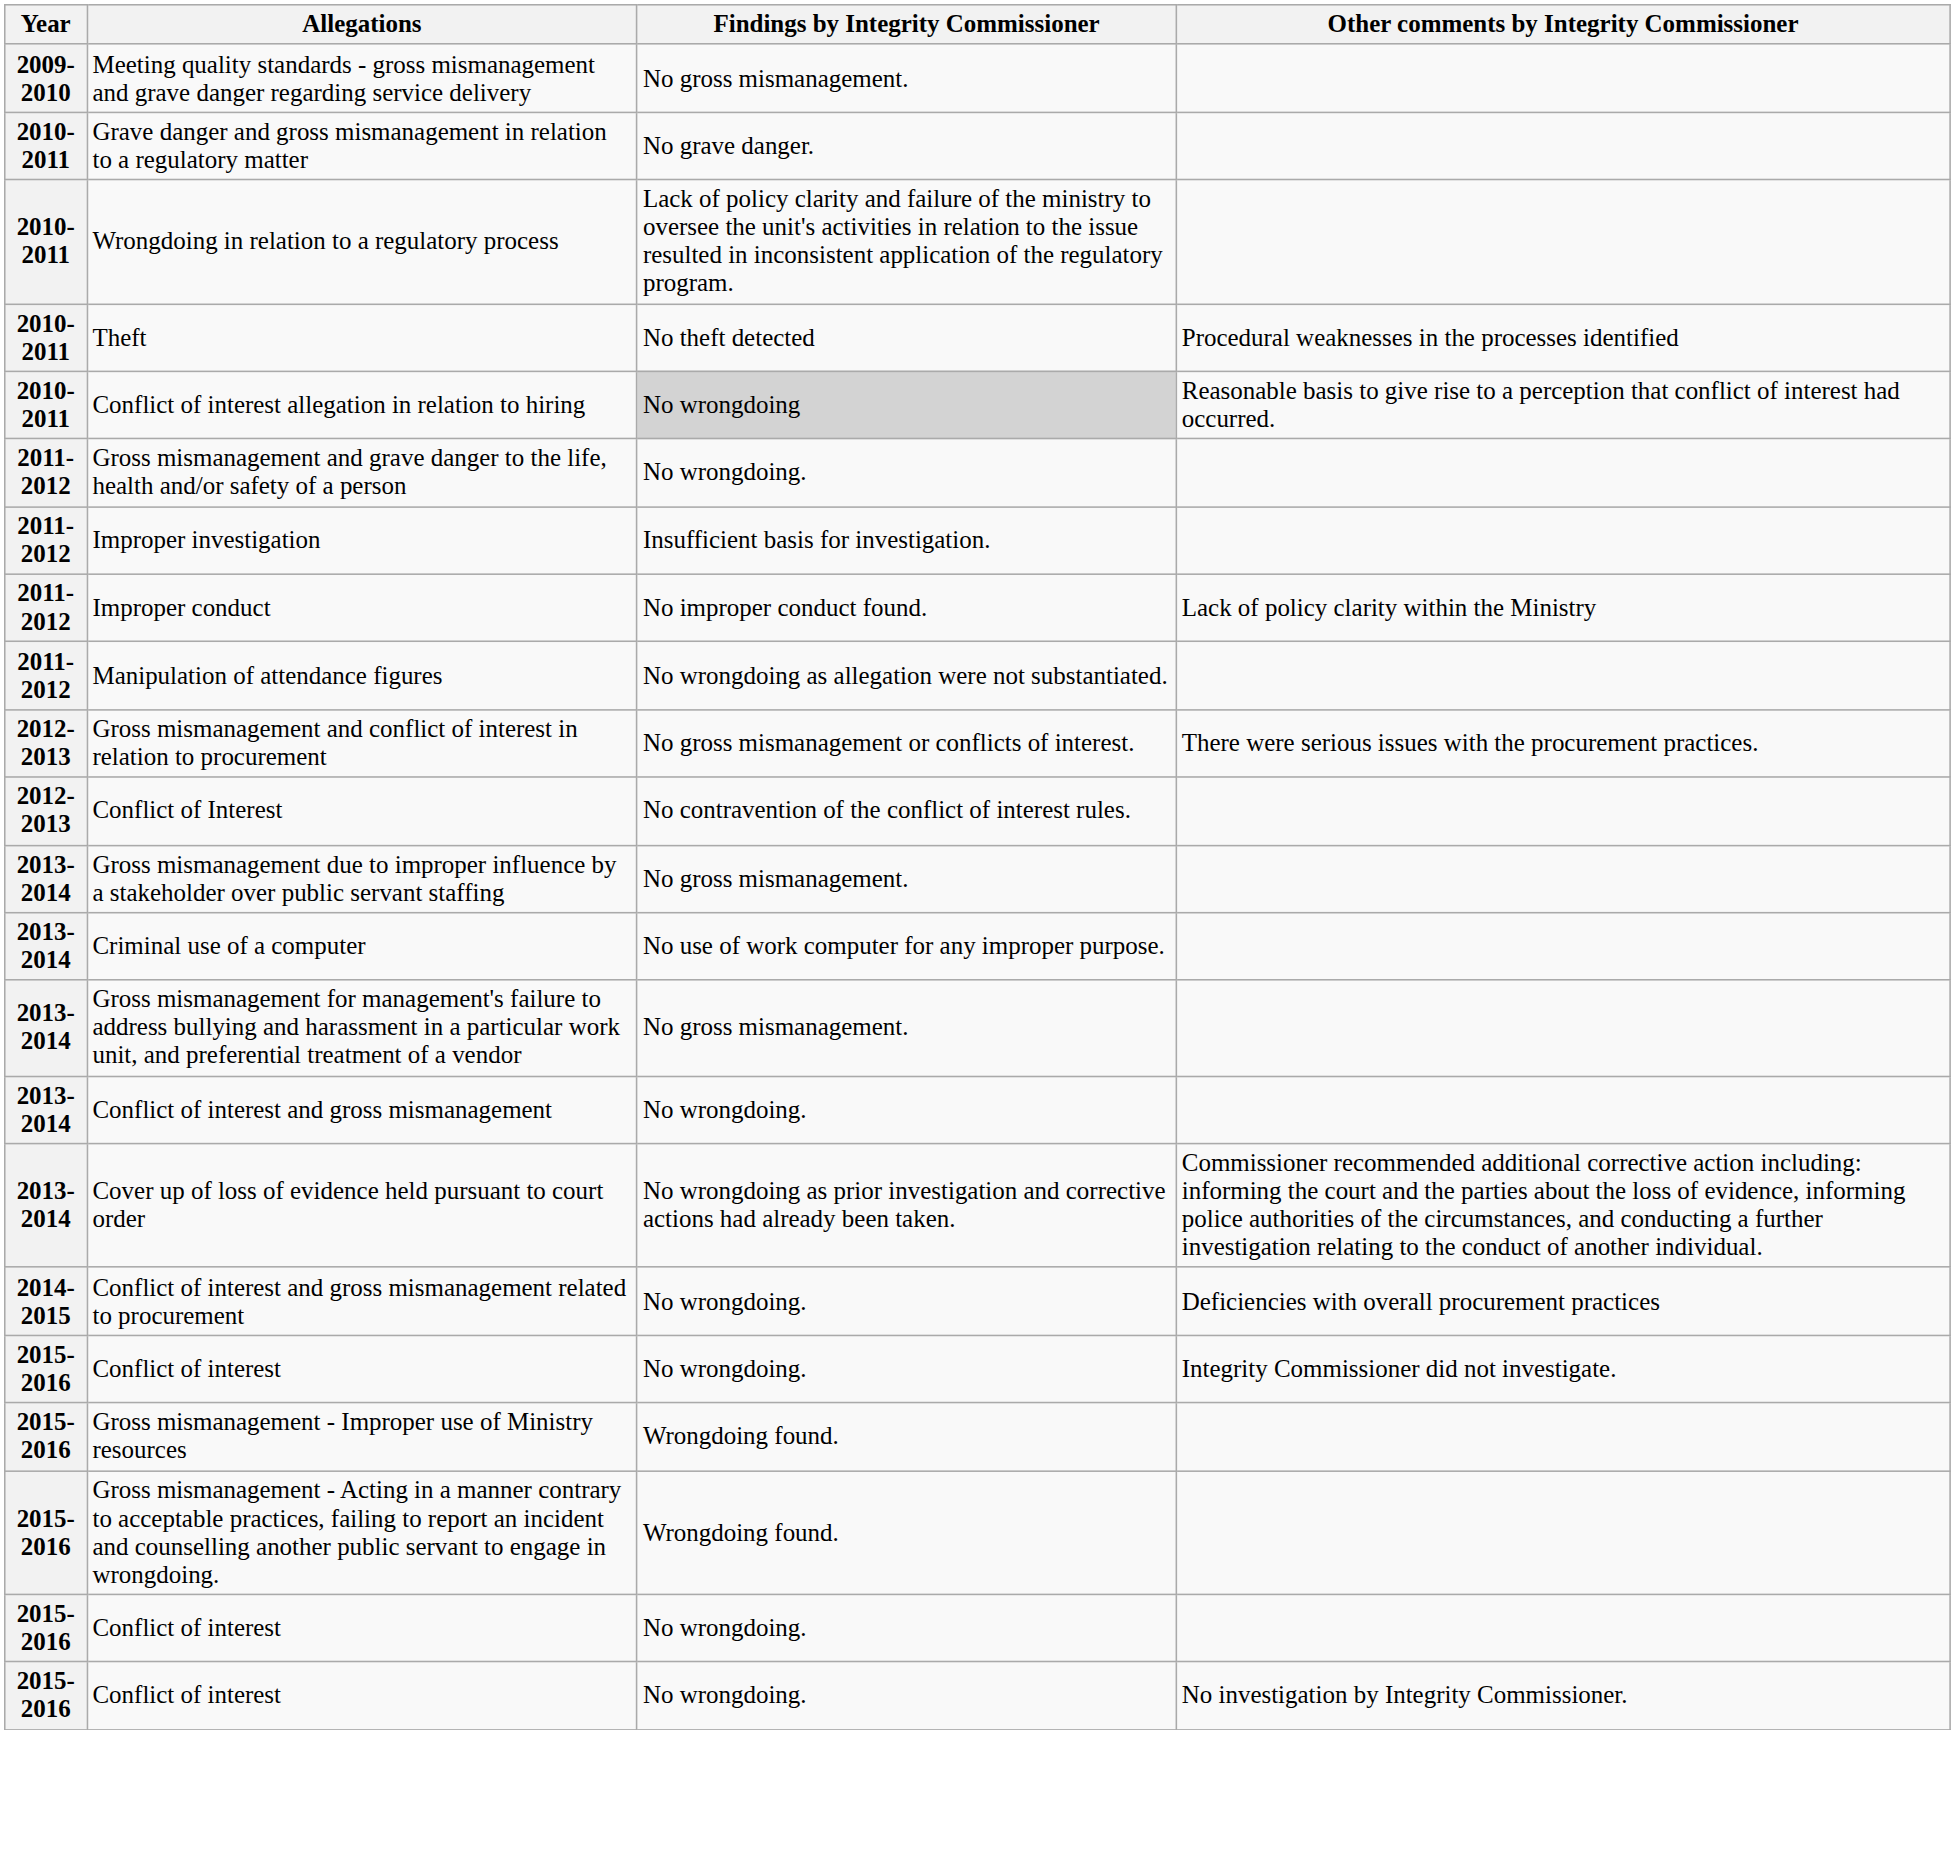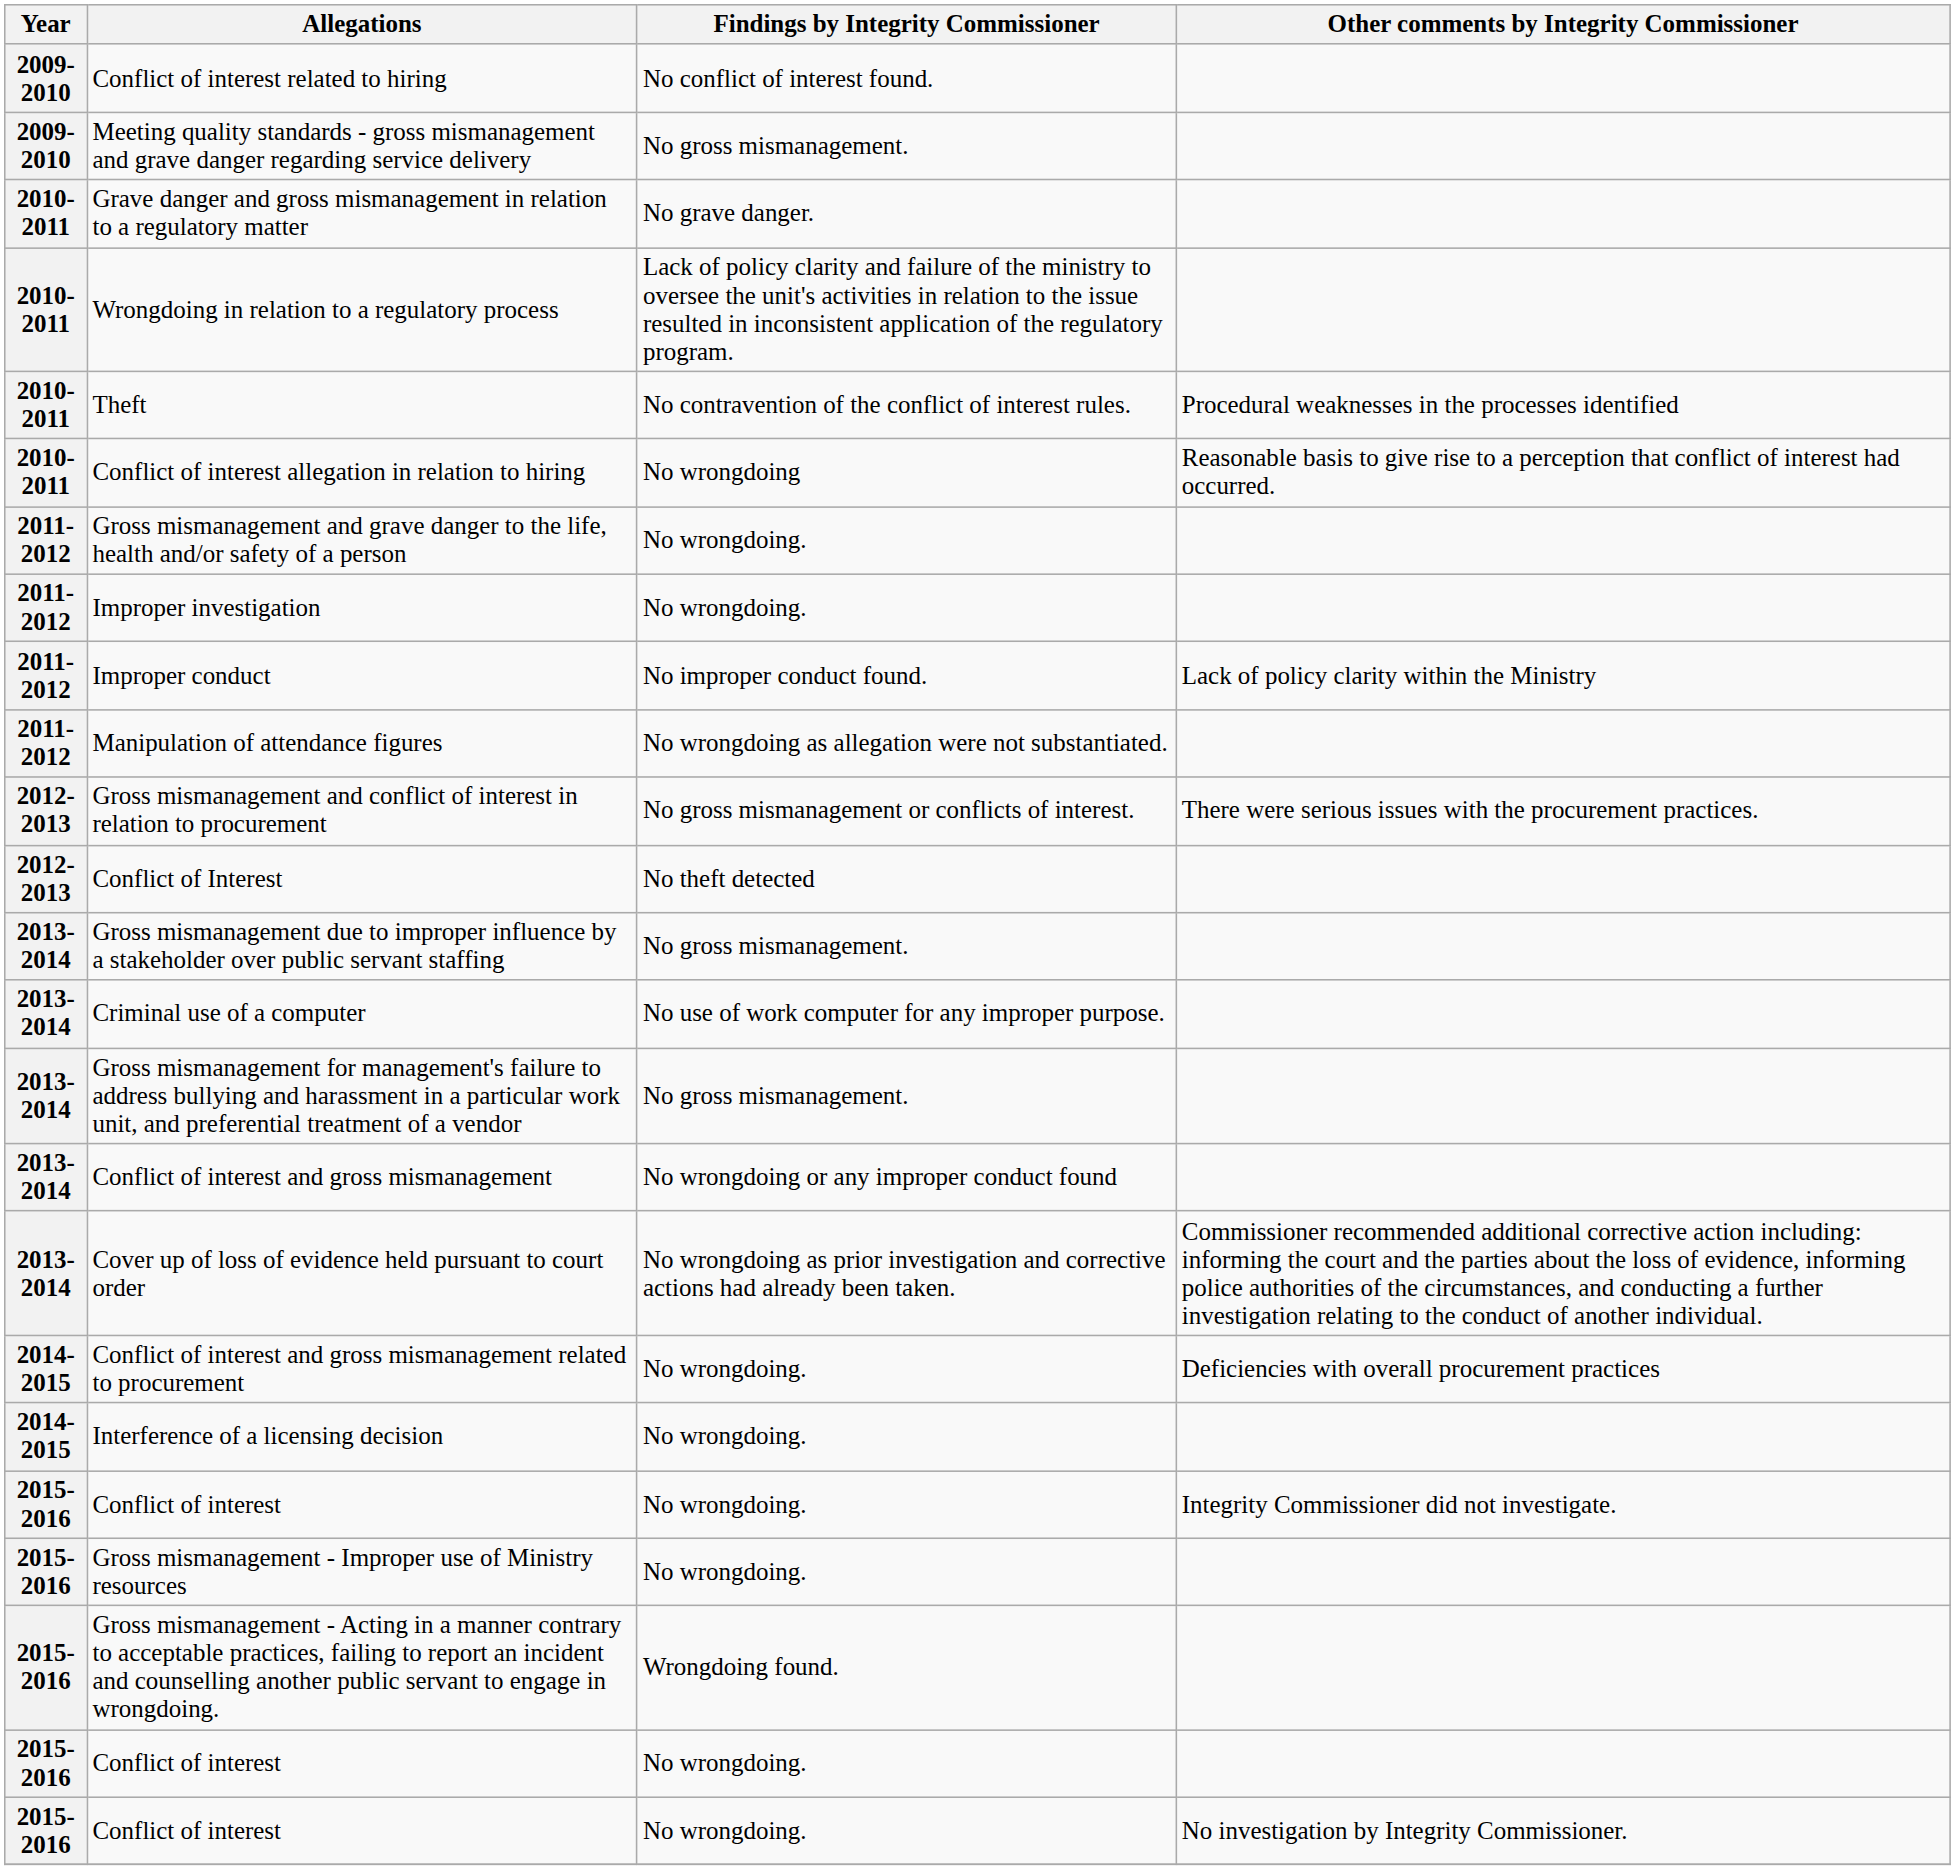+ row: (270, 77)
(729, 337) No theft detected -> (887, 404) No contravention of the conflict of interest rules.
(722, 404) lightgrey background -> (722, 472) no background
(817, 540) Insufficient basis for investigation. -> (725, 607) No wrongdoing.
(887, 810) No contravention of the conflict of interest rules. -> (729, 878) No theft detected
(725, 1109) No wrongdoing. -> (880, 1177) No wrongdoing or any improper conduct found
+ row: (268, 1436)
(741, 1436) Wrongdoing found. -> (725, 1571) No wrongdoing.
